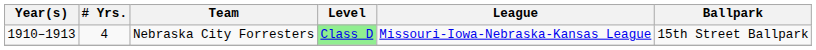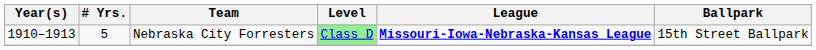(104, 35) 4 -> (104, 35) 5
(515, 35) normal -> (515, 35) bold
